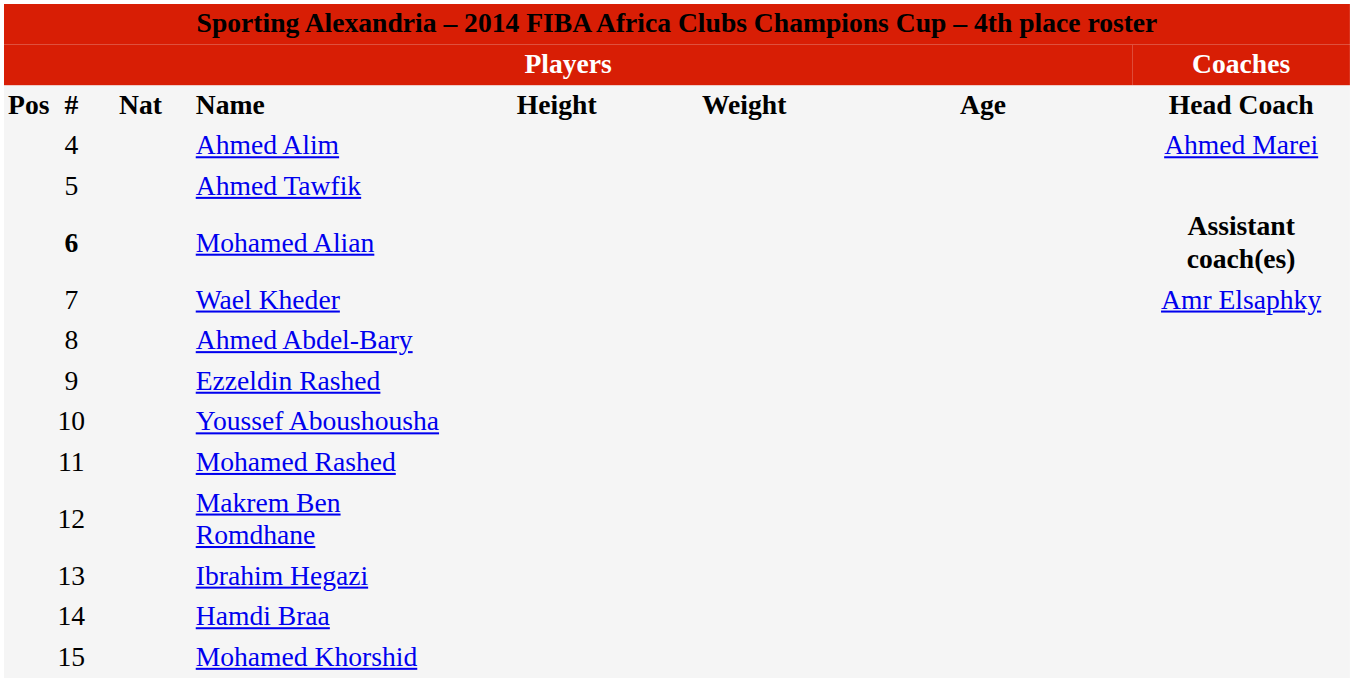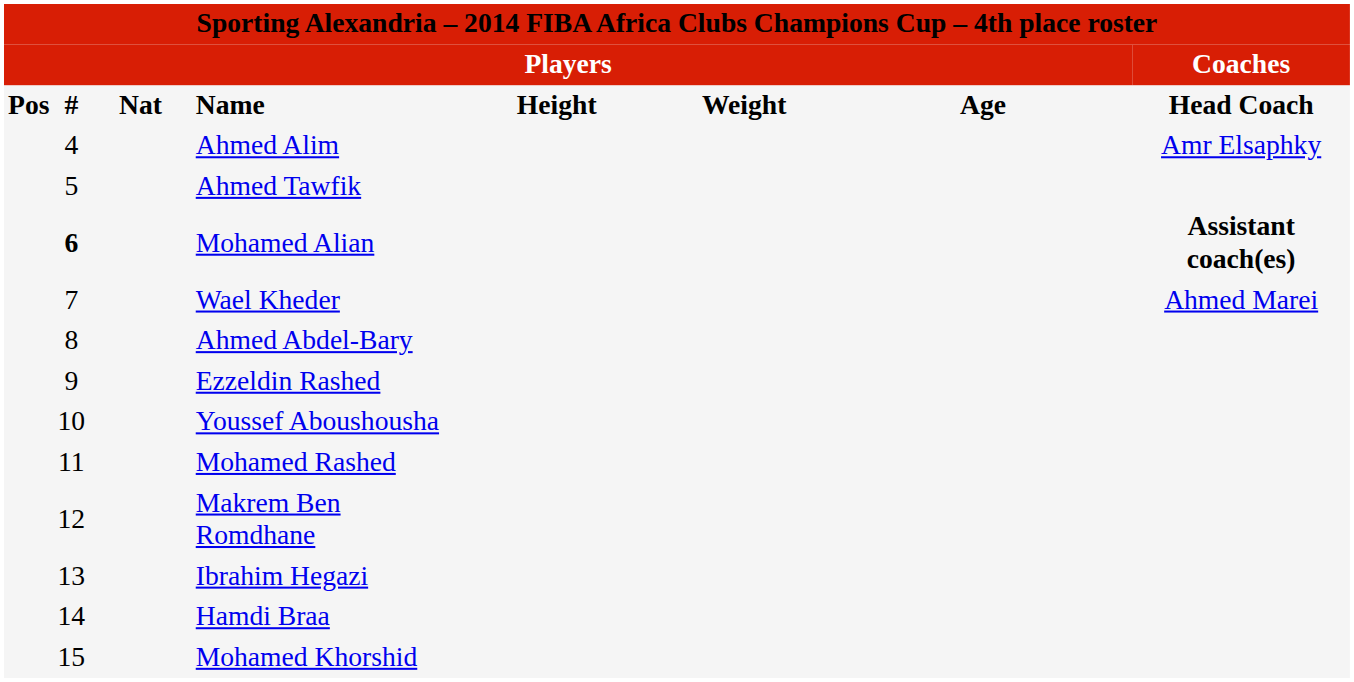(1241, 145) Ahmed Marei -> (1241, 145) Amr Elsaphky
(1241, 299) Amr Elsaphky -> (1241, 299) Ahmed Marei
